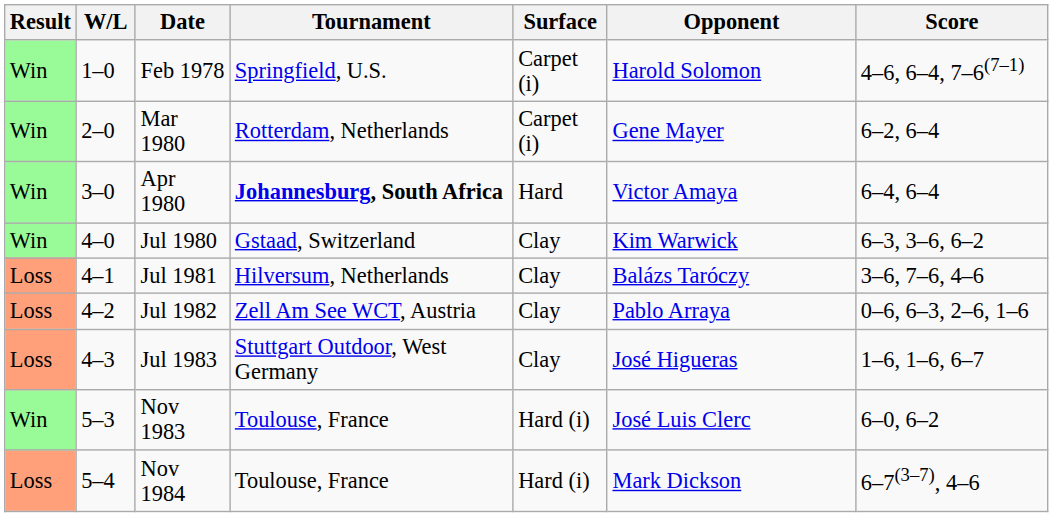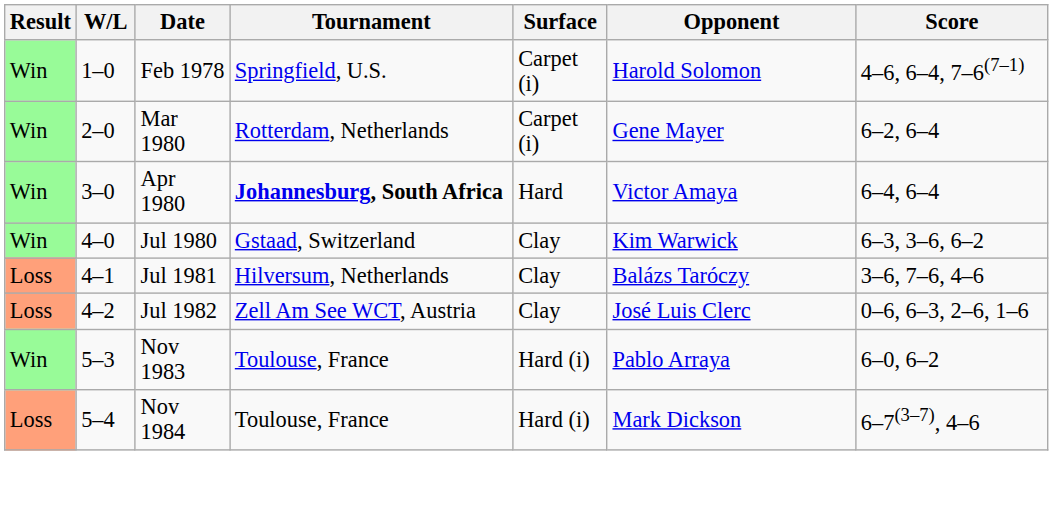(671, 311) Pablo Arraya -> (682, 311) José Luis Clerc
- row: (179, 359)
(682, 419) José Luis Clerc -> (671, 359) Pablo Arraya
